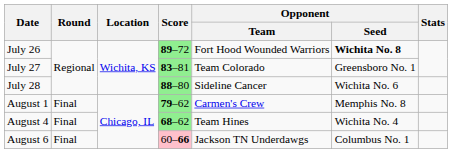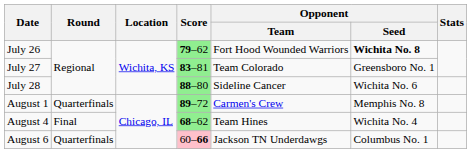(175, 49) 89–72 -> (194, 49) 79–62
(65, 103) Final -> (84, 103) Quarterfinals
(175, 103) 79–62 -> (194, 103) 89–72
(65, 139) Final -> (84, 139) Quarterfinals
